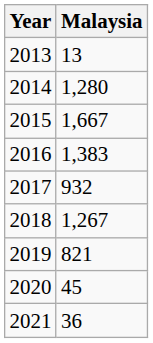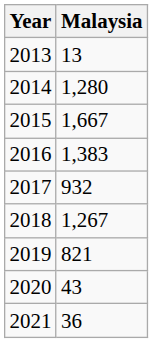(72, 287) 45 -> (72, 287) 43
